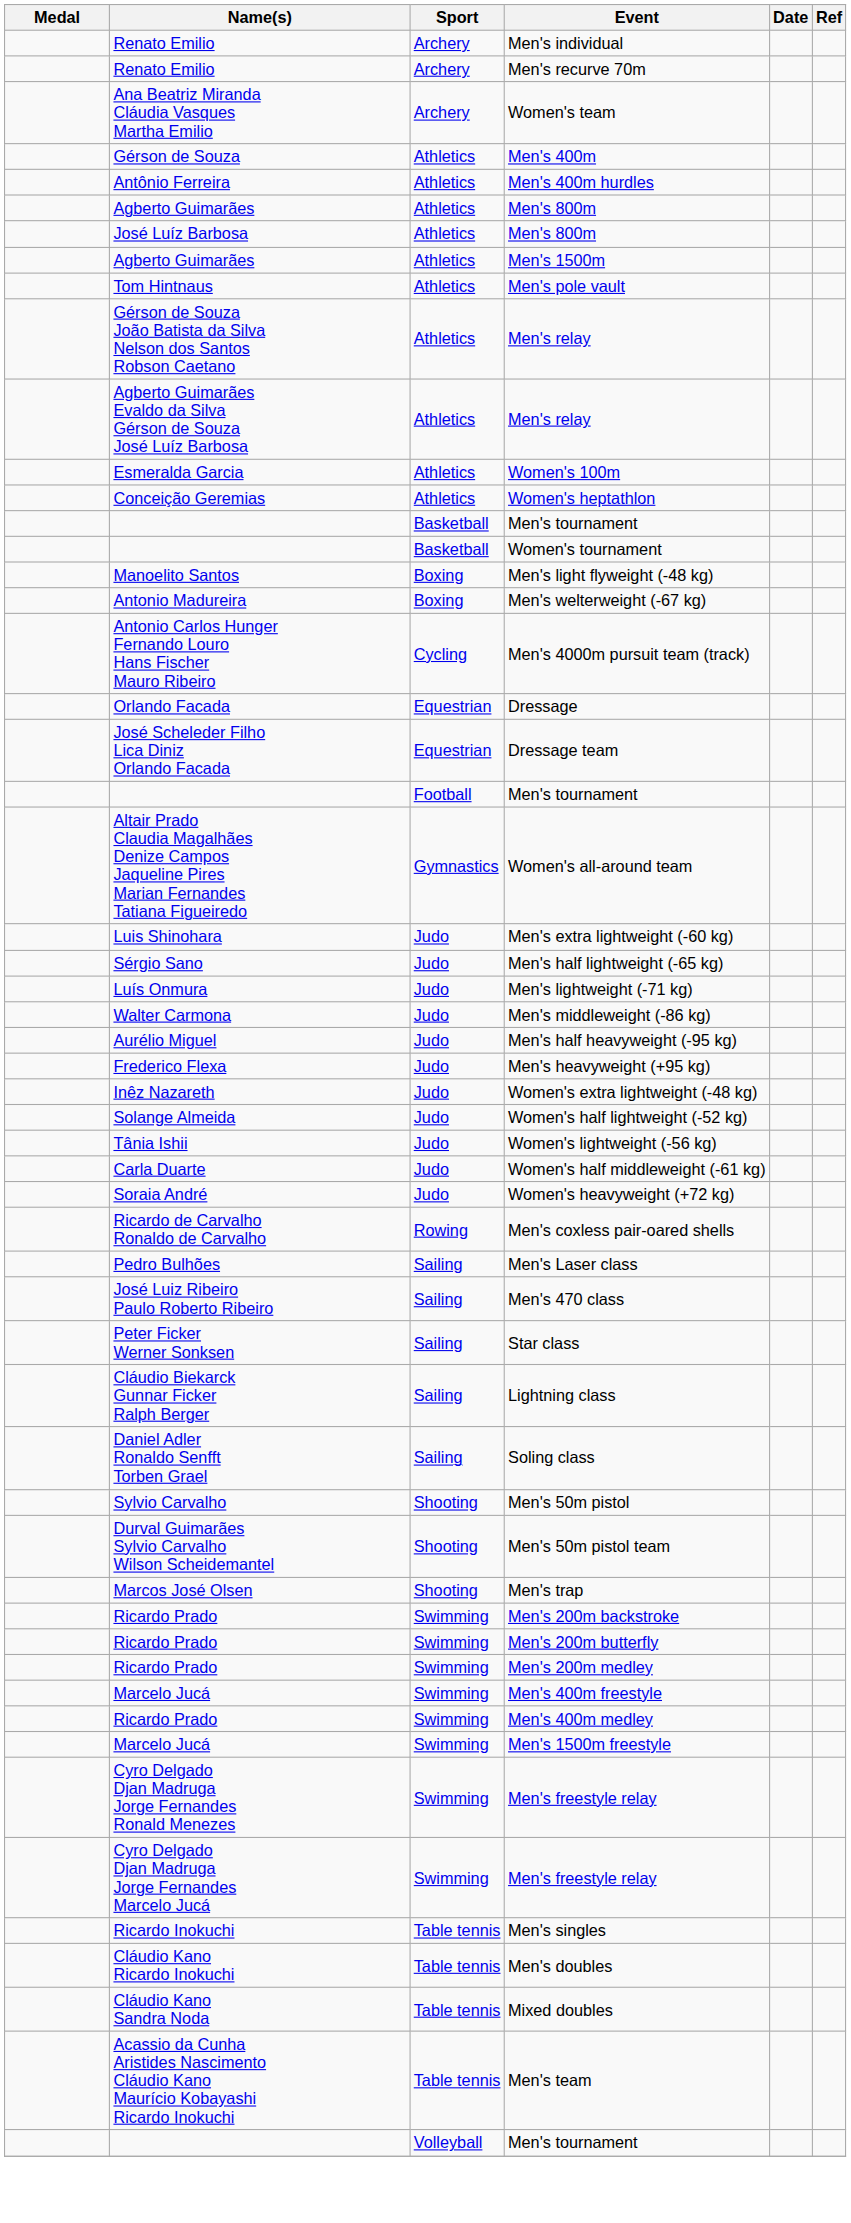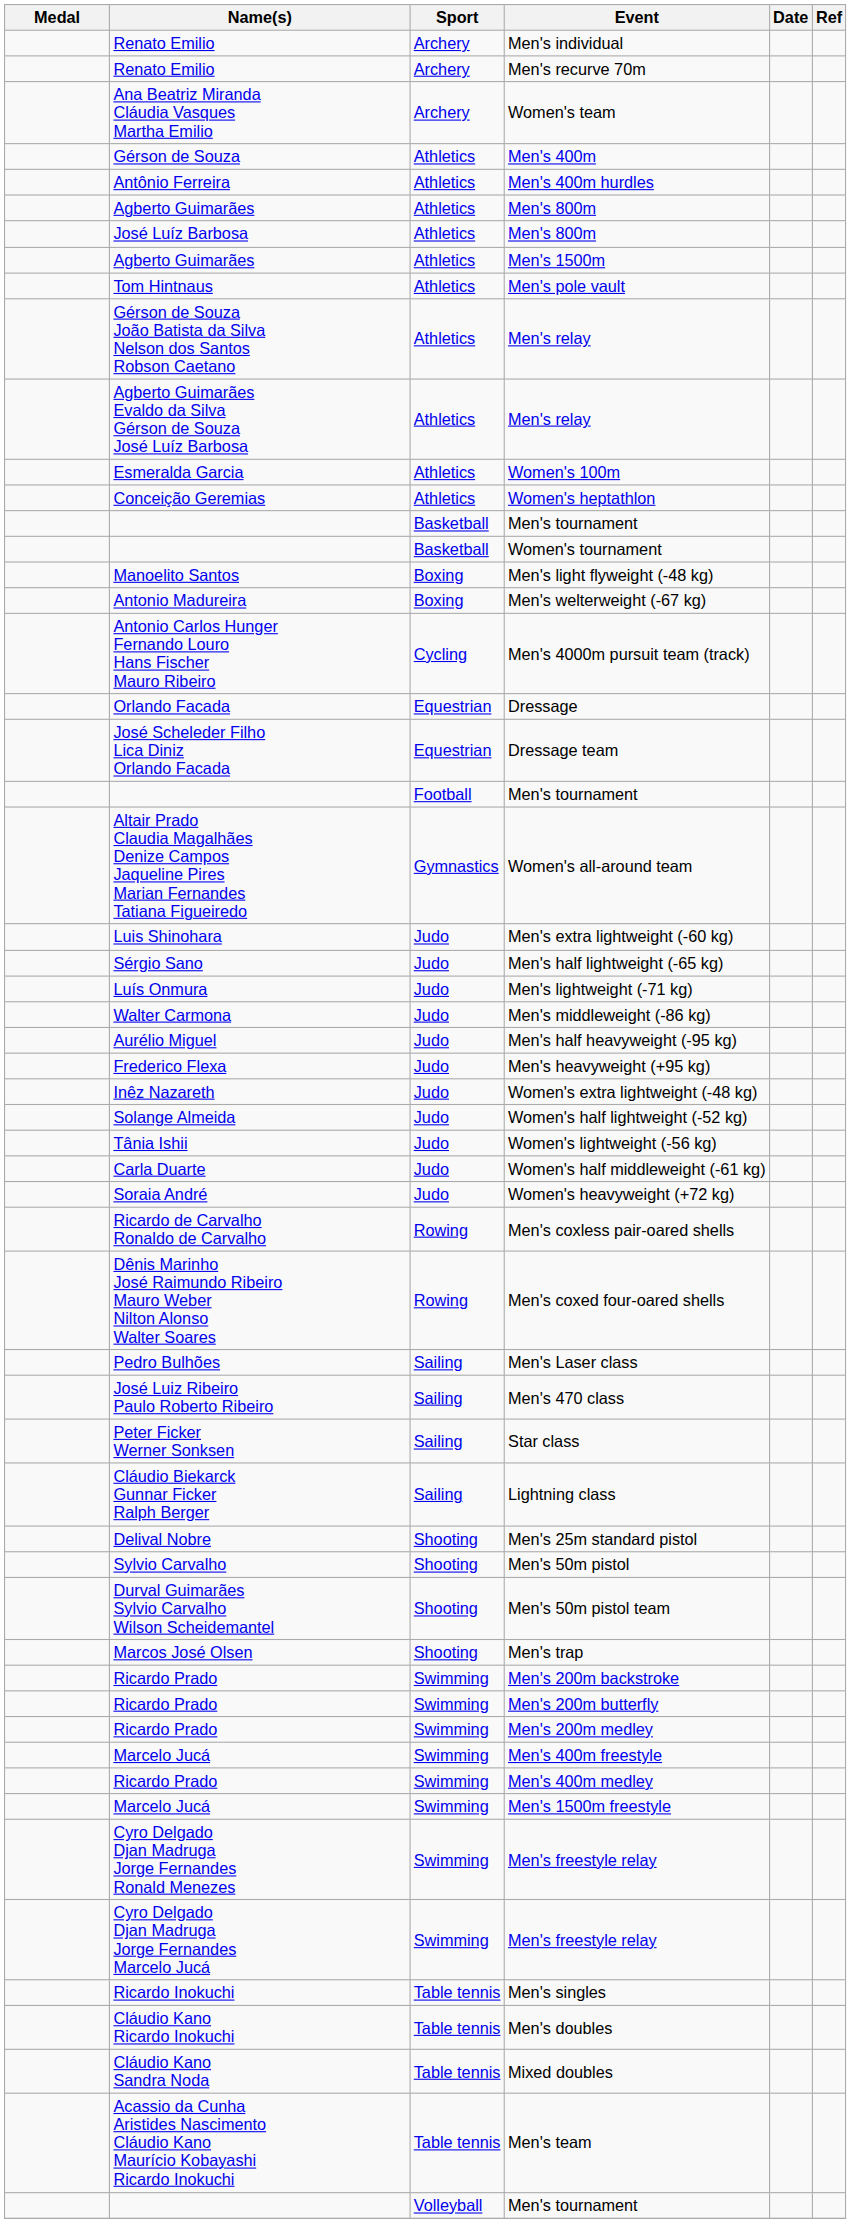+ row: (198, 1301)
- row: (167, 1458)
+ row: (162, 1539)
